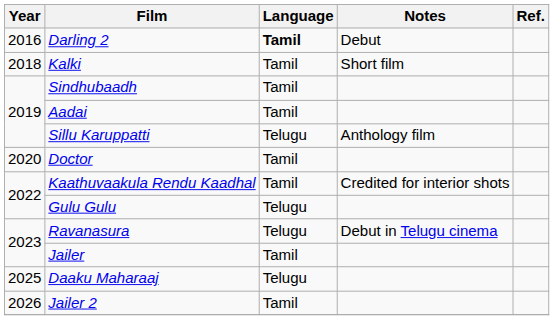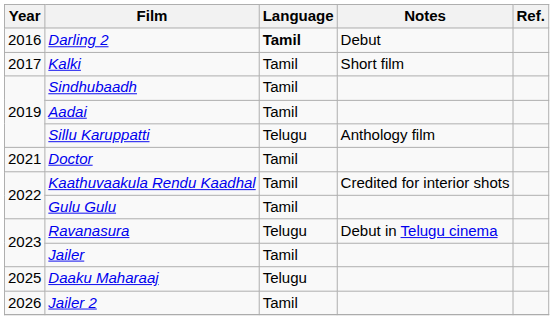(25, 64) 2018 -> (25, 64) 2017
(25, 159) 2020 -> (25, 159) 2021
(285, 207) Telugu -> (280, 207) Tamil
